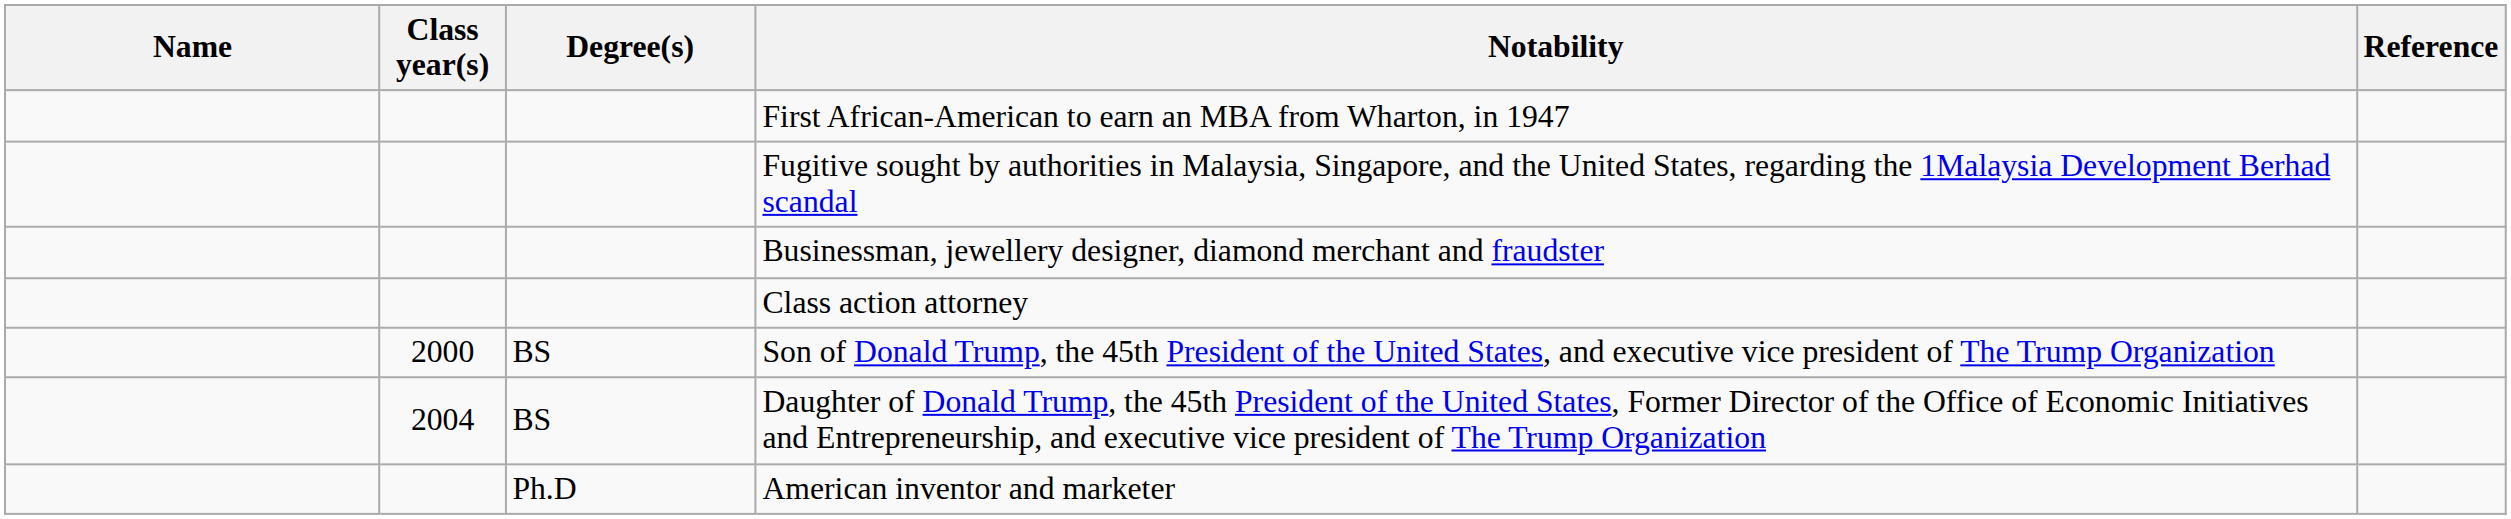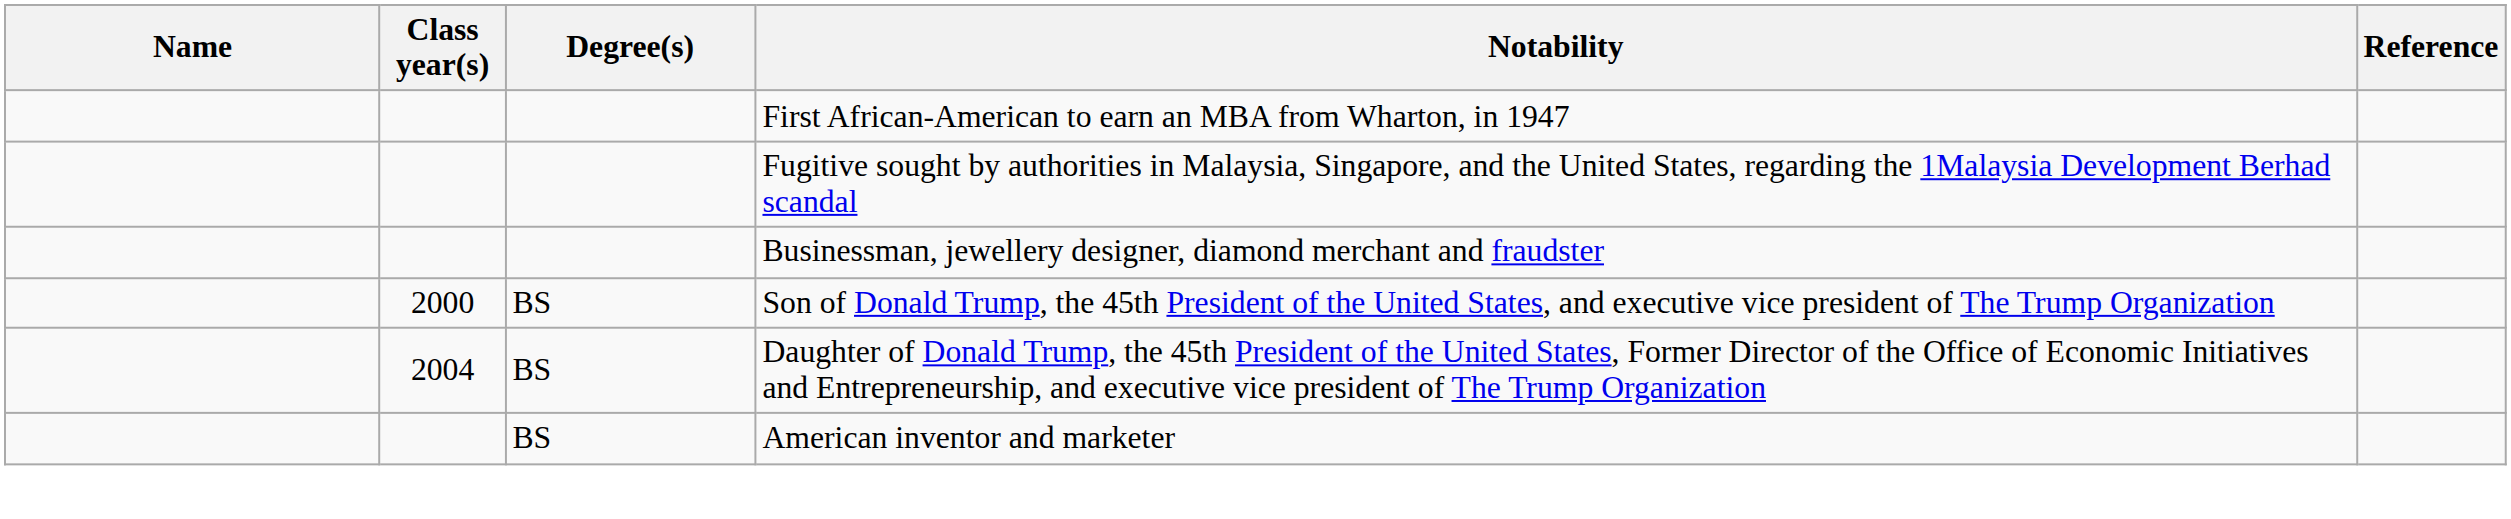- row: (895, 301)
(545, 488) Ph.D -> (532, 437) BS
